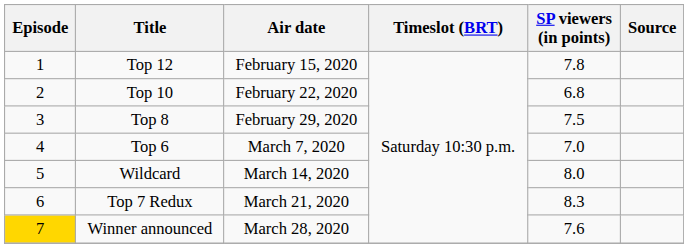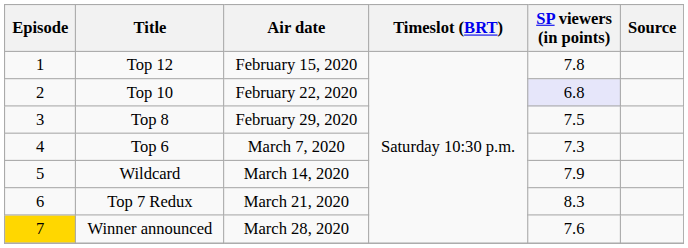(574, 92) no background -> (574, 92) lavender background
(574, 147) 7.0 -> (574, 147) 7.3
(574, 174) 8.0 -> (574, 174) 7.9
